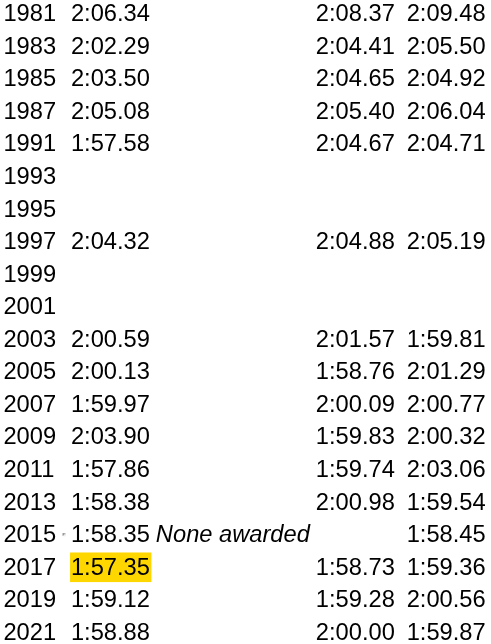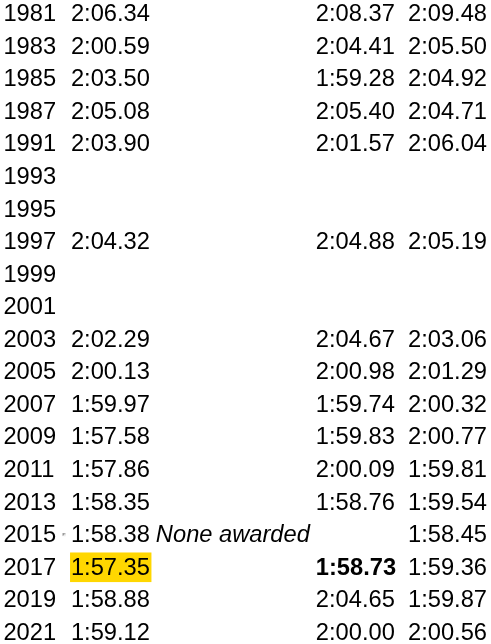(110, 46) 2:02.29 -> (110, 46) 2:00.59
(355, 78) 2:04.65 -> (355, 78) 1:59.28
(446, 111) 2:06.04 -> (447, 111) 2:04.71
(110, 143) 1:57.58 -> (110, 143) 2:03.90
(355, 143) 2:04.67 -> (355, 143) 2:01.57
(446, 143) 2:04.71 -> (447, 143) 2:06.04
(110, 339) 2:00.59 -> (110, 339) 2:02.29
(355, 339) 2:01.57 -> (355, 339) 2:04.67
(446, 339) 1:59.81 -> (447, 339) 2:03.06
(355, 371) 1:58.76 -> (355, 371) 2:00.98
(355, 404) 2:00.09 -> (355, 404) 1:59.74
(446, 404) 2:00.77 -> (447, 404) 2:00.32
(110, 436) 2:03.90 -> (110, 436) 1:57.58
(446, 436) 2:00.32 -> (447, 436) 2:00.77
(355, 469) 1:59.74 -> (355, 469) 2:00.09
(446, 469) 2:03.06 -> (447, 469) 1:59.81
(110, 501) 1:58.38 -> (110, 501) 1:58.35
(355, 501) 2:00.98 -> (355, 501) 1:58.76
(110, 534) 1:58.35 -> (110, 534) 1:58.38
(355, 567) normal -> (356, 567) bold
(110, 599) 1:59.12 -> (110, 599) 1:58.88
(355, 599) 1:59.28 -> (355, 599) 2:04.65
(446, 599) 2:00.56 -> (447, 599) 1:59.87
(110, 632) 1:58.88 -> (110, 632) 1:59.12
(446, 632) 1:59.87 -> (447, 632) 2:00.56
